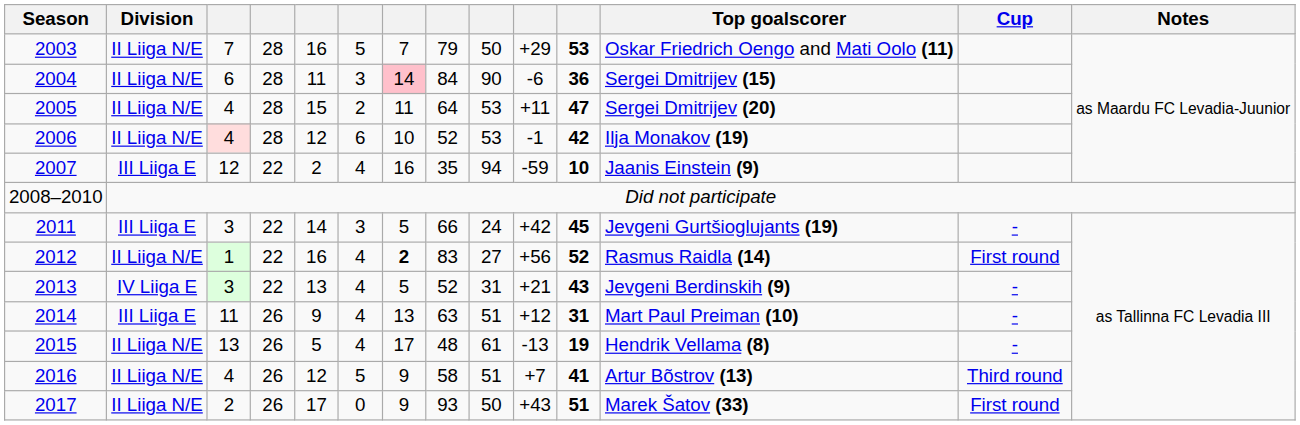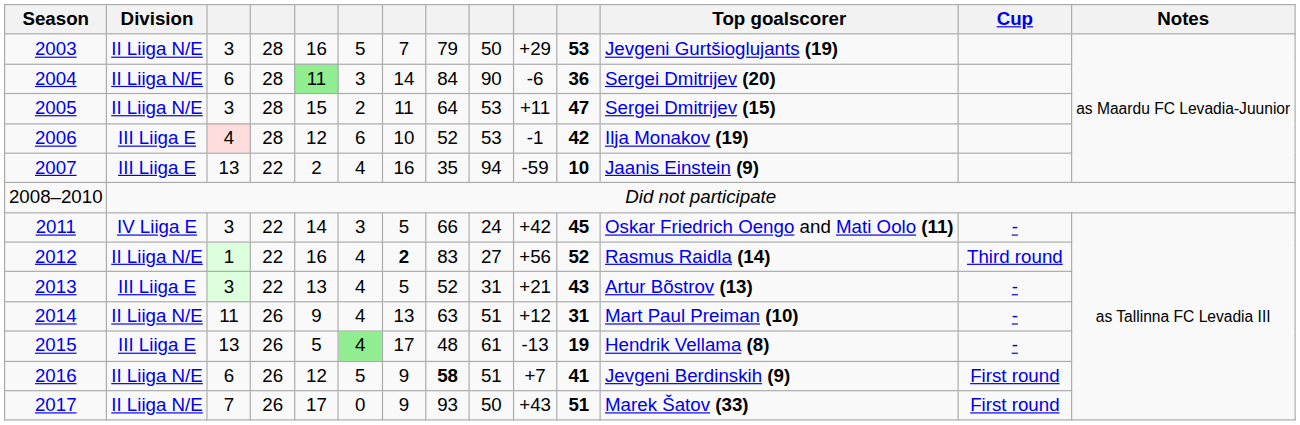(229, 49) 7 -> (229, 49) 3
(779, 49) Oskar Friedrich Oengo and Mati Oolo (11) -> (722, 49) Jevgeni Gurtšioglujants (19)
(316, 78) no background -> (316, 78) lightgreen background
(404, 78) pink background -> (404, 78) no background
(690, 78) Sergei Dmitrijev (15) -> (690, 78) Sergei Dmitrijev (20)
(229, 108) 4 -> (229, 108) 3
(690, 108) Sergei Dmitrijev (20) -> (690, 108) Sergei Dmitrijev (15)
(157, 138) II Liiga N/E -> (157, 138) III Liiga E
(229, 167) 12 -> (229, 167) 13
(157, 227) III Liiga E -> (157, 227) IV Liiga E
(722, 227) Jevgeni Gurtšioglujants (19) -> (779, 227) Oskar Friedrich Oengo and Mati Oolo (11)
(1015, 256) First round -> (1015, 256) Third round
(157, 286) IV Liiga E -> (157, 286) III Liiga E
(698, 286) Jevgeni Berdinskih (9) -> (679, 286) Artur Bõstrov (13)
(157, 316) III Liiga E -> (157, 316) II Liiga N/E
(157, 345) II Liiga N/E -> (157, 345) III Liiga E
(360, 345) no background -> (360, 345) lightgreen background
(229, 375) 4 -> (229, 375) 6
(448, 375) normal -> (448, 375) bold
(679, 375) Artur Bõstrov (13) -> (698, 375) Jevgeni Berdinskih (9)
(1015, 375) Third round -> (1015, 375) First round
(229, 405) 2 -> (229, 405) 7
